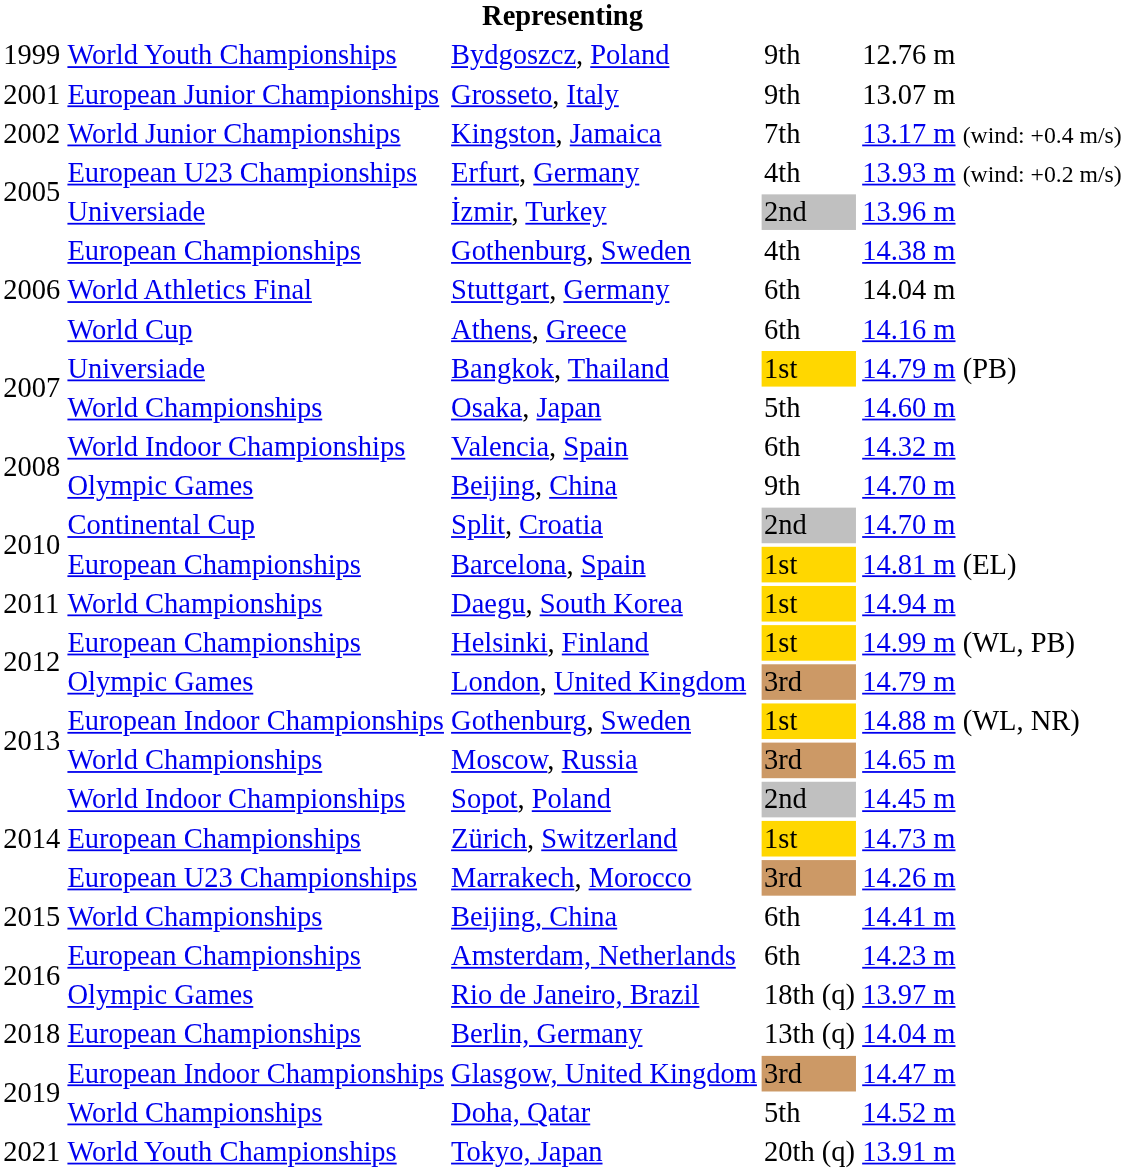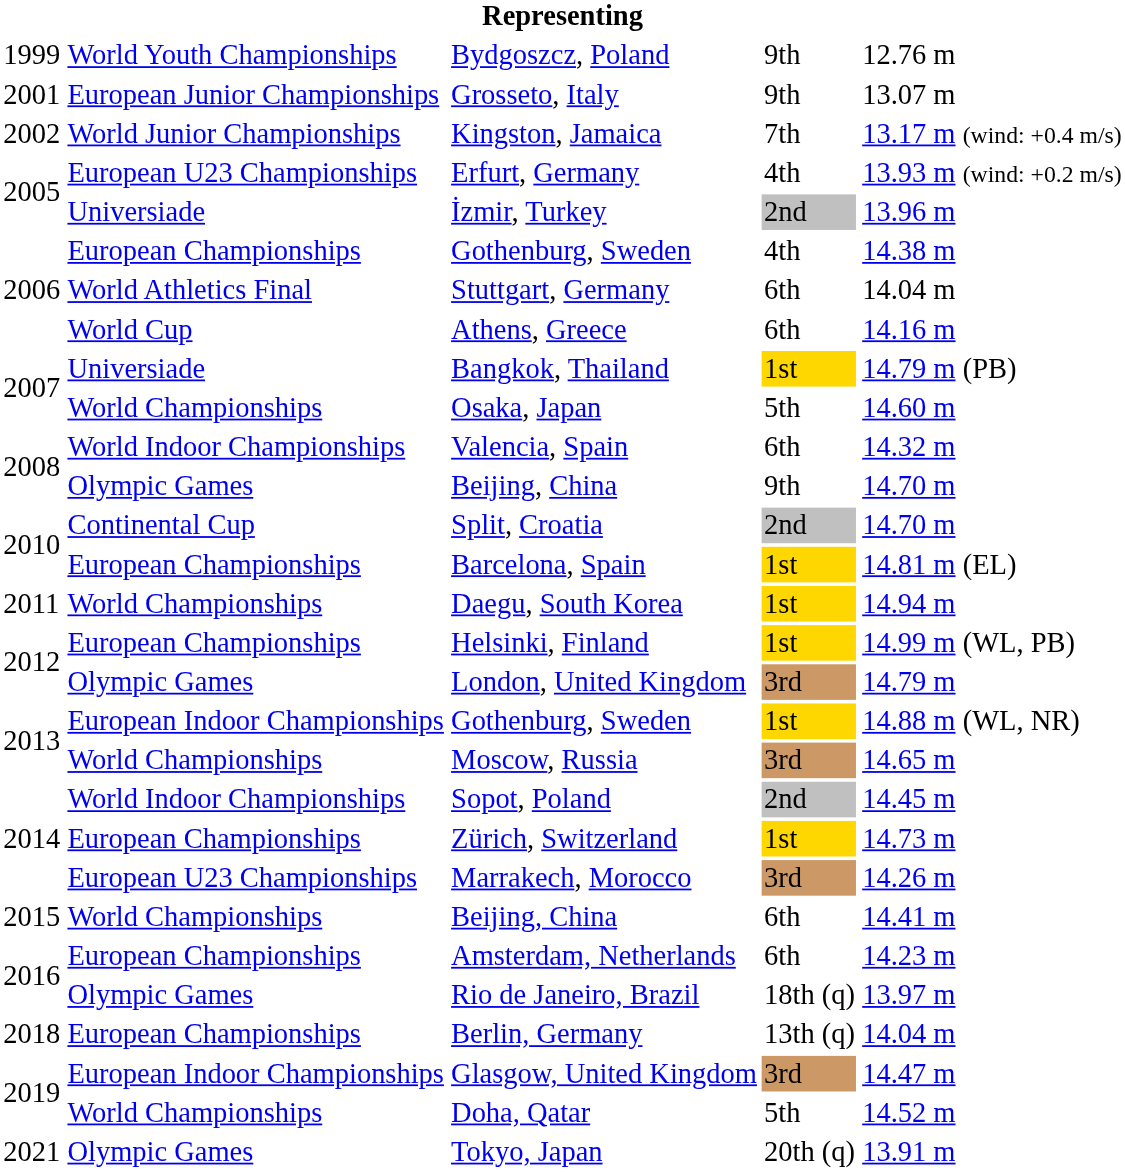(232, 1151) World Youth Championships -> (160, 1151) Olympic Games
